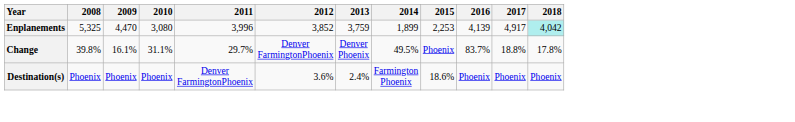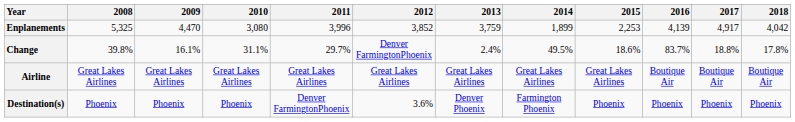(551, 28) paleturquoise background -> (777, 28) no background
(354, 49) Denver Phoenix -> (491, 49) 2.4%
(438, 49) Phoenix -> (628, 49) 18.6%
+ row: (36, 76)
(359, 76) 2.4% -> (469, 104) Denver Phoenix
(442, 76) 18.6% -> (609, 104) Phoenix
